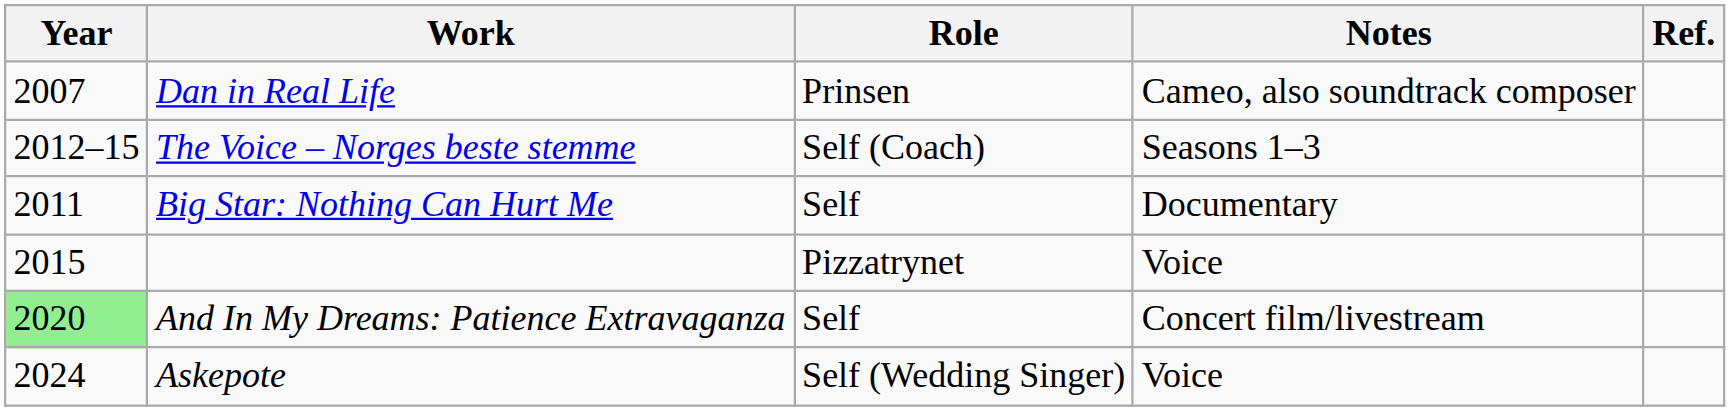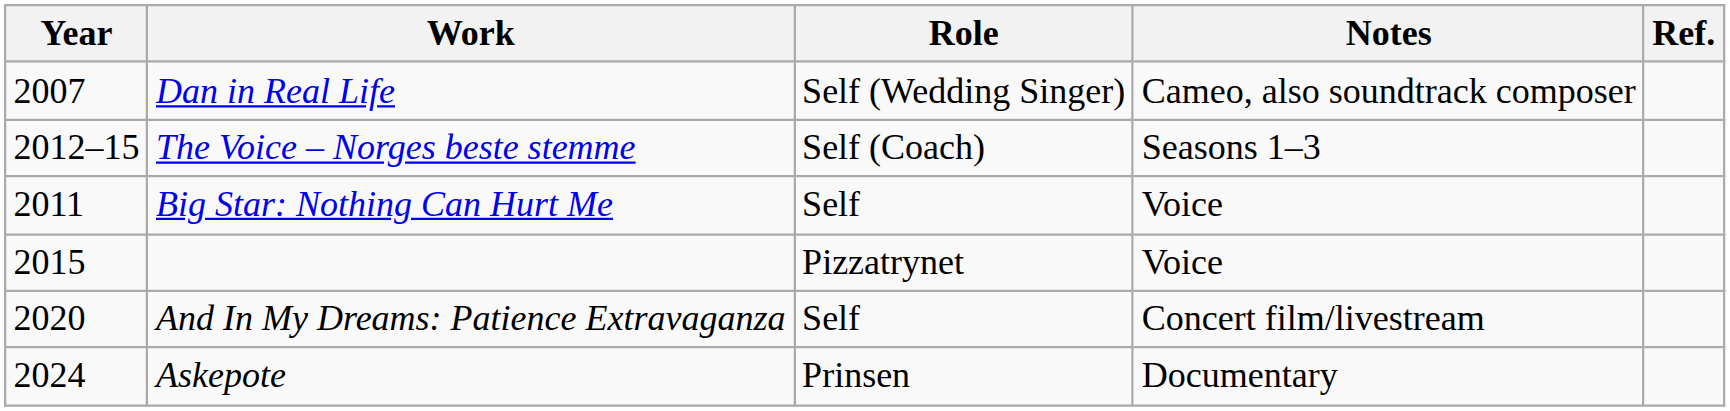(856, 90) Prinsen -> (964, 90) Self (Wedding Singer)
(1240, 204) Documentary -> (1182, 204) Voice
(49, 318) lightgreen background -> (49, 318) no background
(964, 375) Self (Wedding Singer) -> (856, 375) Prinsen
(1182, 375) Voice -> (1240, 375) Documentary
